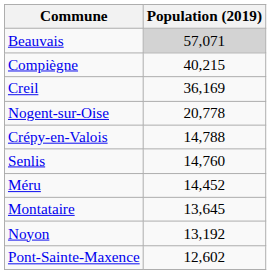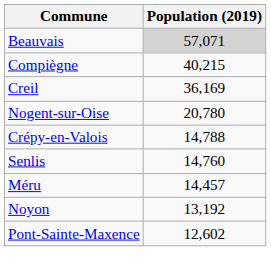(204, 112) 20,778 -> (204, 112) 20,780
(204, 185) 14,452 -> (204, 185) 14,457
- row: (41, 209)
